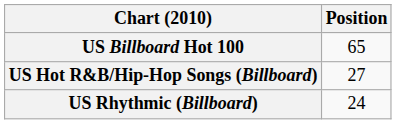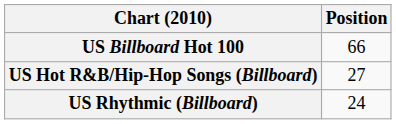(357, 47) 65 -> (357, 47) 66
